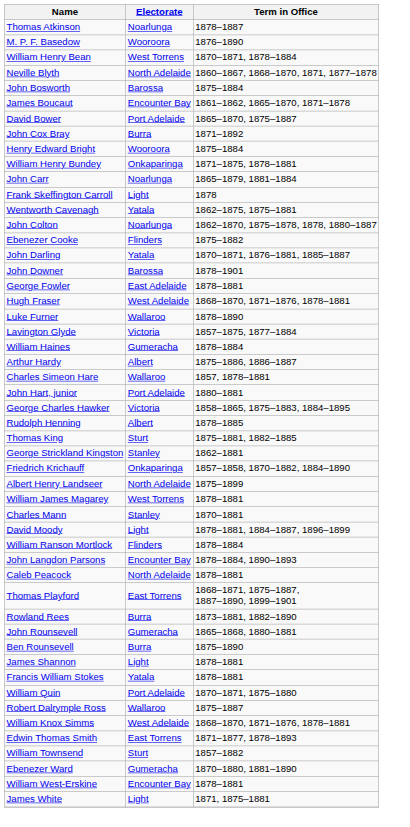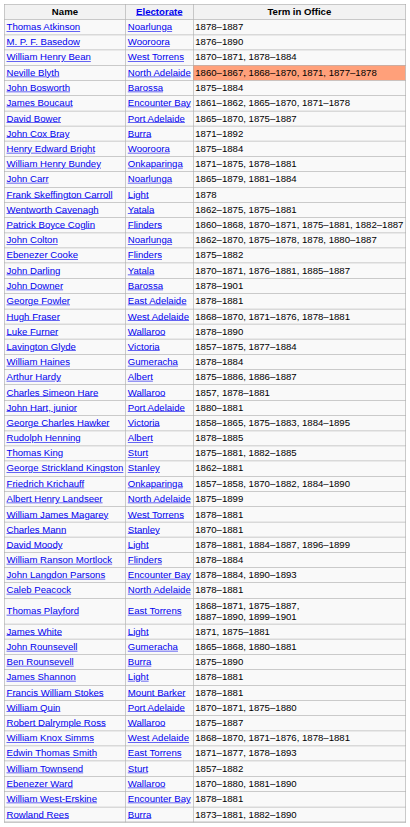(286, 73) no background -> (286, 73) lightsalmon background
+ row: (51, 225)
rows swapped: (38, 616) <-> (34, 799)
(141, 677) Yatala -> (157, 692) Mount Barker
(153, 768) Gumeracha -> (147, 784) Wallaroo
